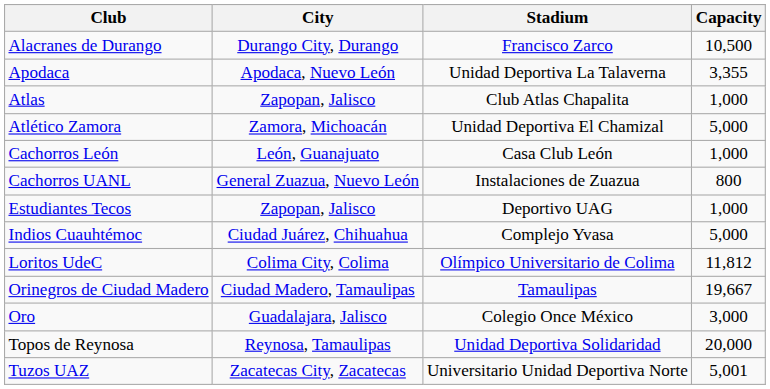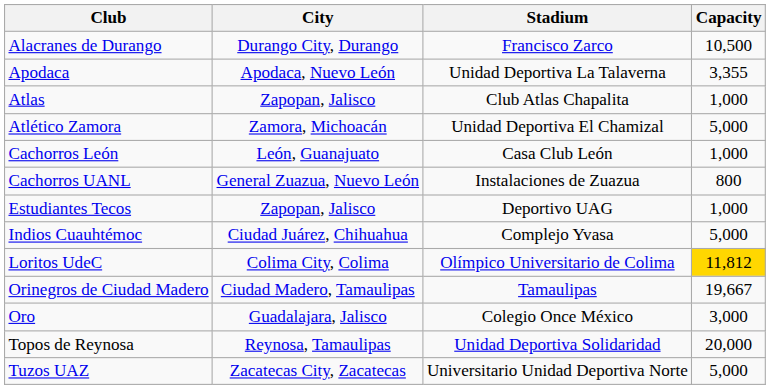(729, 262) no background -> (729, 262) gold background
(729, 371) 5,001 -> (729, 371) 5,000
